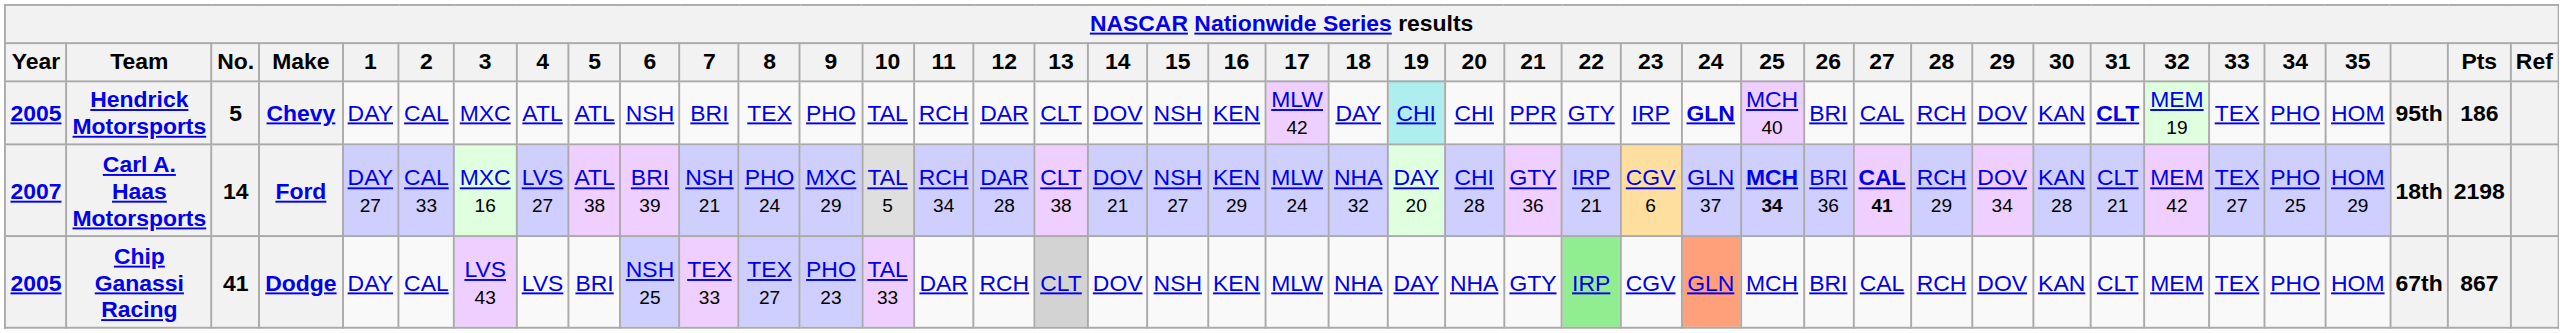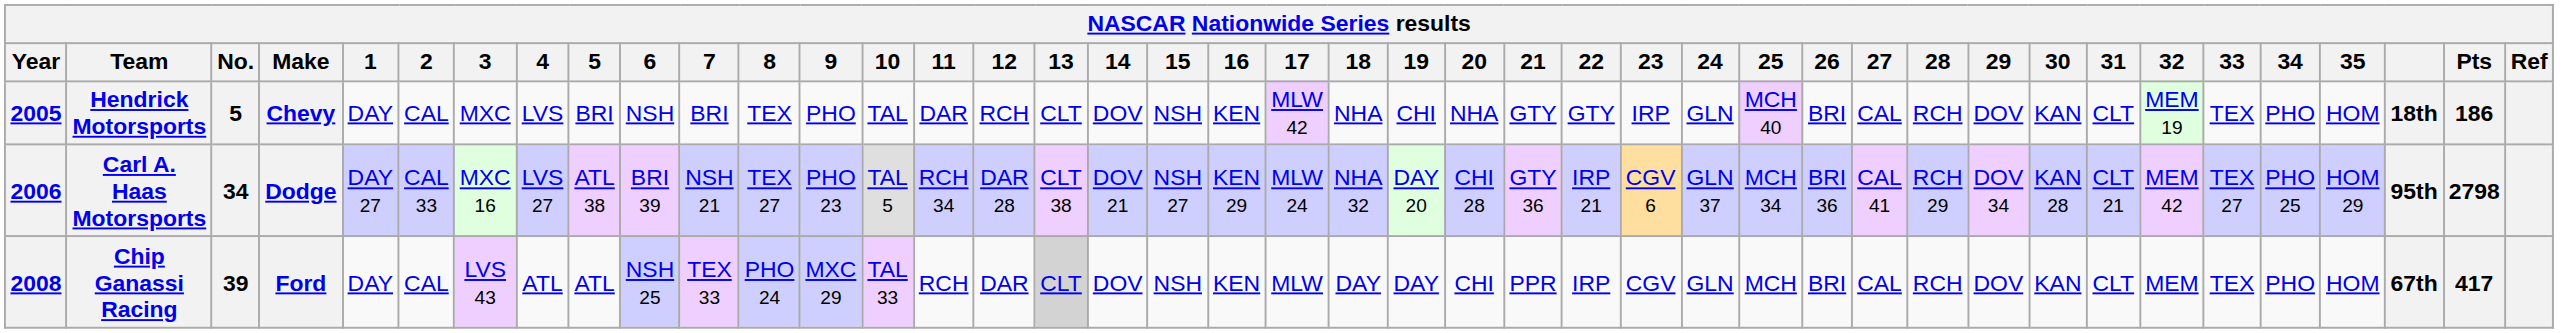(543, 113) ATL -> (543, 113) LVS
(595, 113) ATL -> (595, 113) BRI
(944, 113) RCH -> (944, 113) DAR
(1004, 113) DAR -> (1004, 113) RCH
(1358, 113) DAY -> (1358, 113) NHA
(1416, 113) paleturquoise background -> (1416, 113) no background
(1474, 113) CHI -> (1474, 113) NHA
(1533, 113) PPR -> (1533, 113) GTY
(1711, 113) bold -> (1710, 113) normal
(2118, 113) bold -> (2113, 113) normal
(2419, 113) 95th -> (2414, 113) 18th
(36, 191) 2007 -> (36, 191) 2006
(236, 191) 14 -> (236, 191) 34
(301, 191) Ford -> (301, 191) Dodge
(770, 190) PHO 24 -> (770, 190) TEX 27
(831, 190) MXC 29 -> (831, 190) PHO 23
(1772, 191) bold -> (1771, 190) normal
(1882, 191) bold -> (1880, 190) normal
(2419, 191) 18th -> (2414, 191) 95th
(2479, 191) 2198 -> (2474, 191) 2798
(36, 282) 2005 -> (36, 282) 2008
(236, 282) 41 -> (236, 282) 39
(301, 282) Dodge -> (301, 282) Ford
(543, 282) LVS -> (543, 282) ATL
(595, 282) BRI -> (595, 282) ATL
(770, 281) TEX 27 -> (770, 281) PHO 24
(831, 281) PHO 23 -> (831, 281) MXC 29
(944, 282) DAR -> (944, 282) RCH
(1004, 282) RCH -> (1004, 282) DAR
(1358, 282) NHA -> (1358, 282) DAY
(1474, 282) NHA -> (1474, 282) CHI
(1533, 282) GTY -> (1533, 282) PPR
(1591, 282) lightgreen background -> (1591, 282) no background
(1711, 282) lightsalmon background -> (1710, 282) no background
(2479, 282) 867 -> (2474, 282) 417
